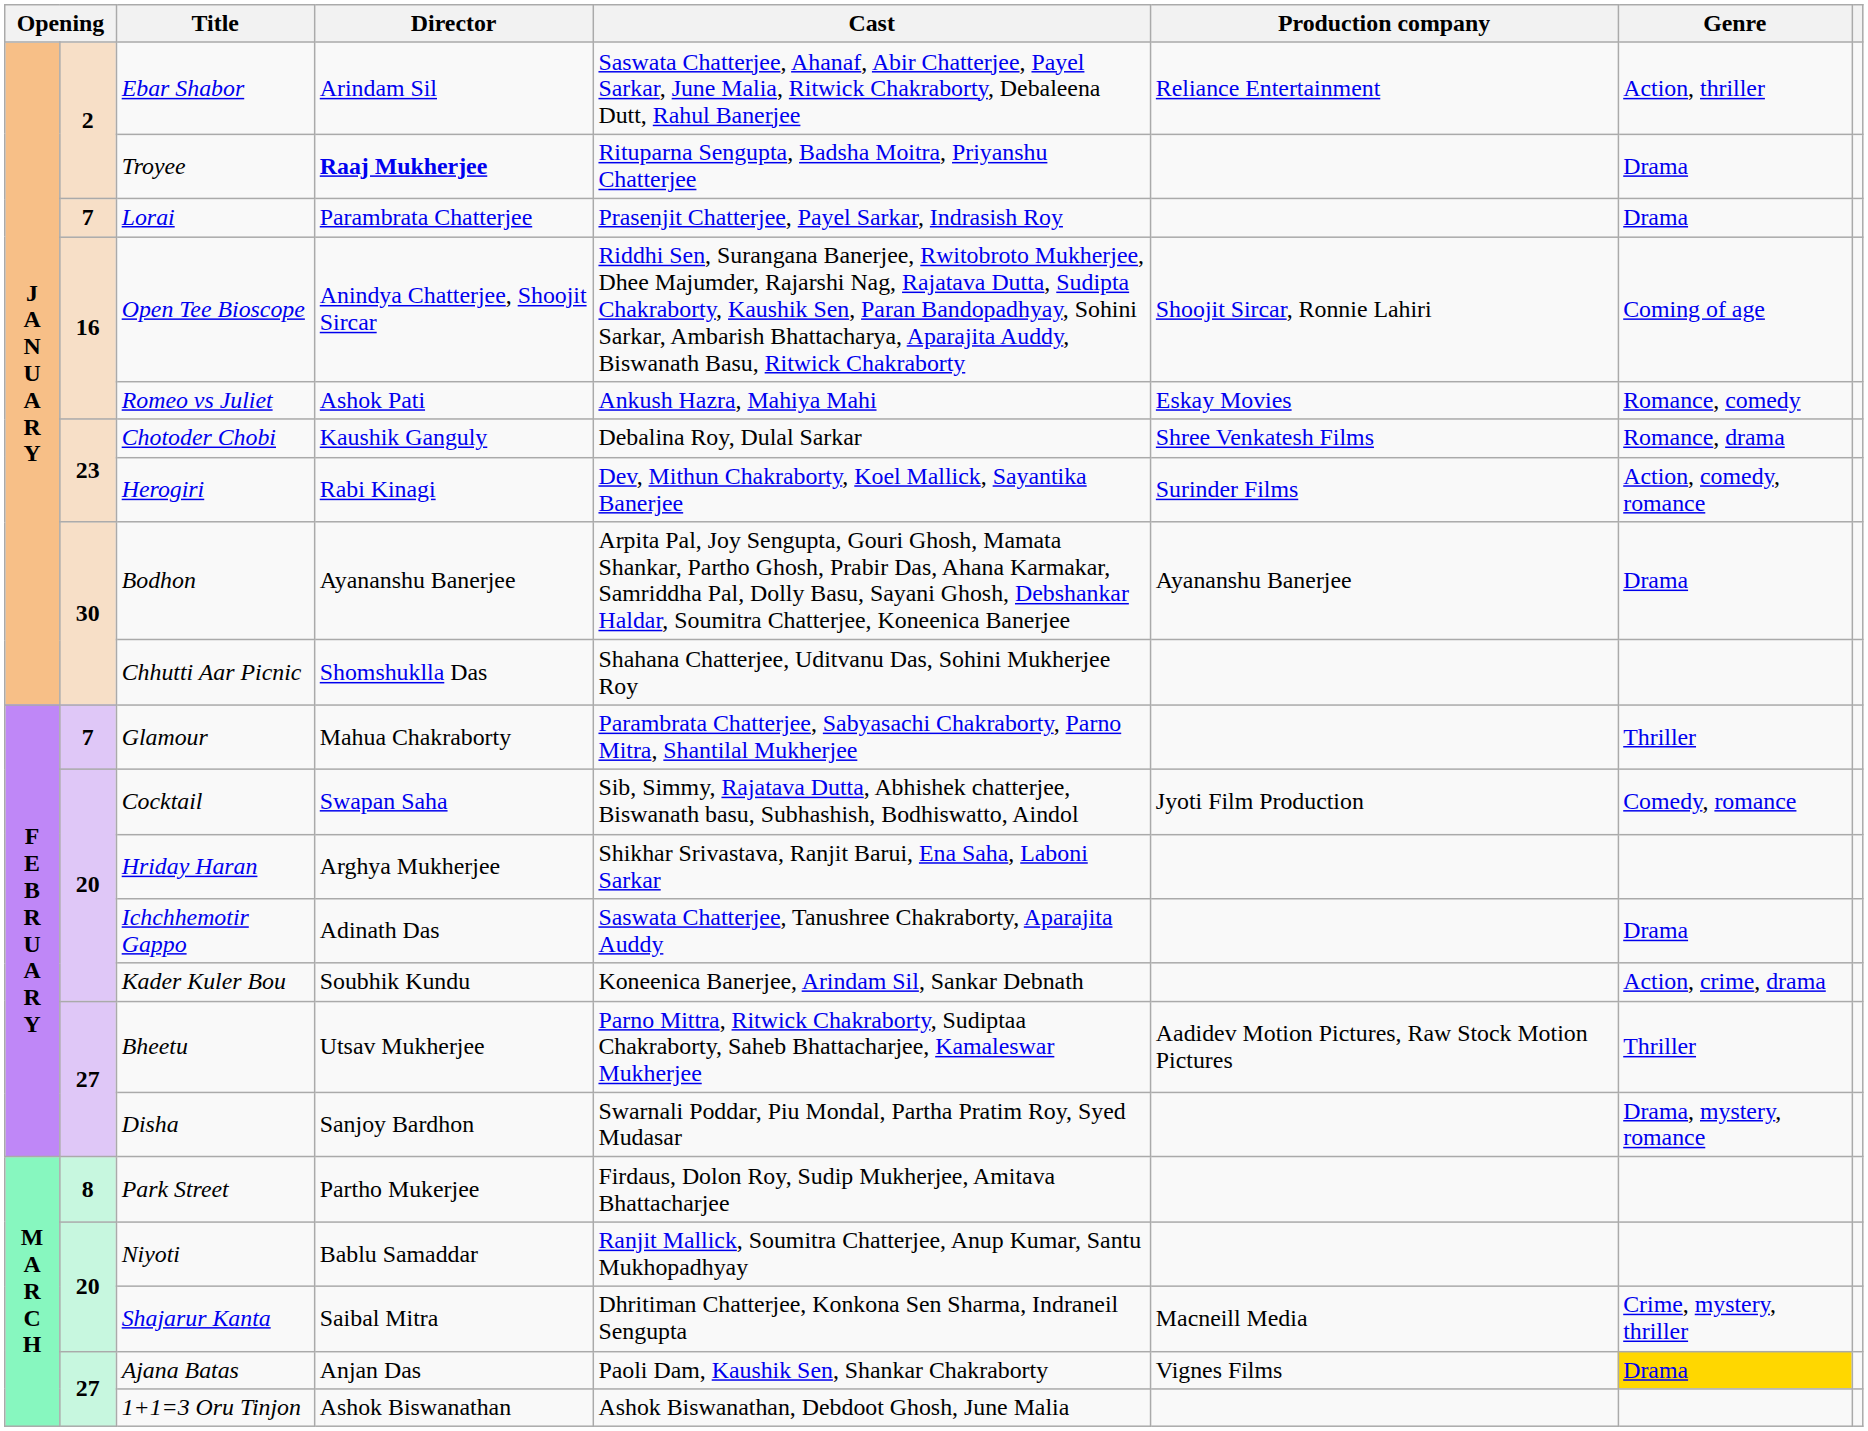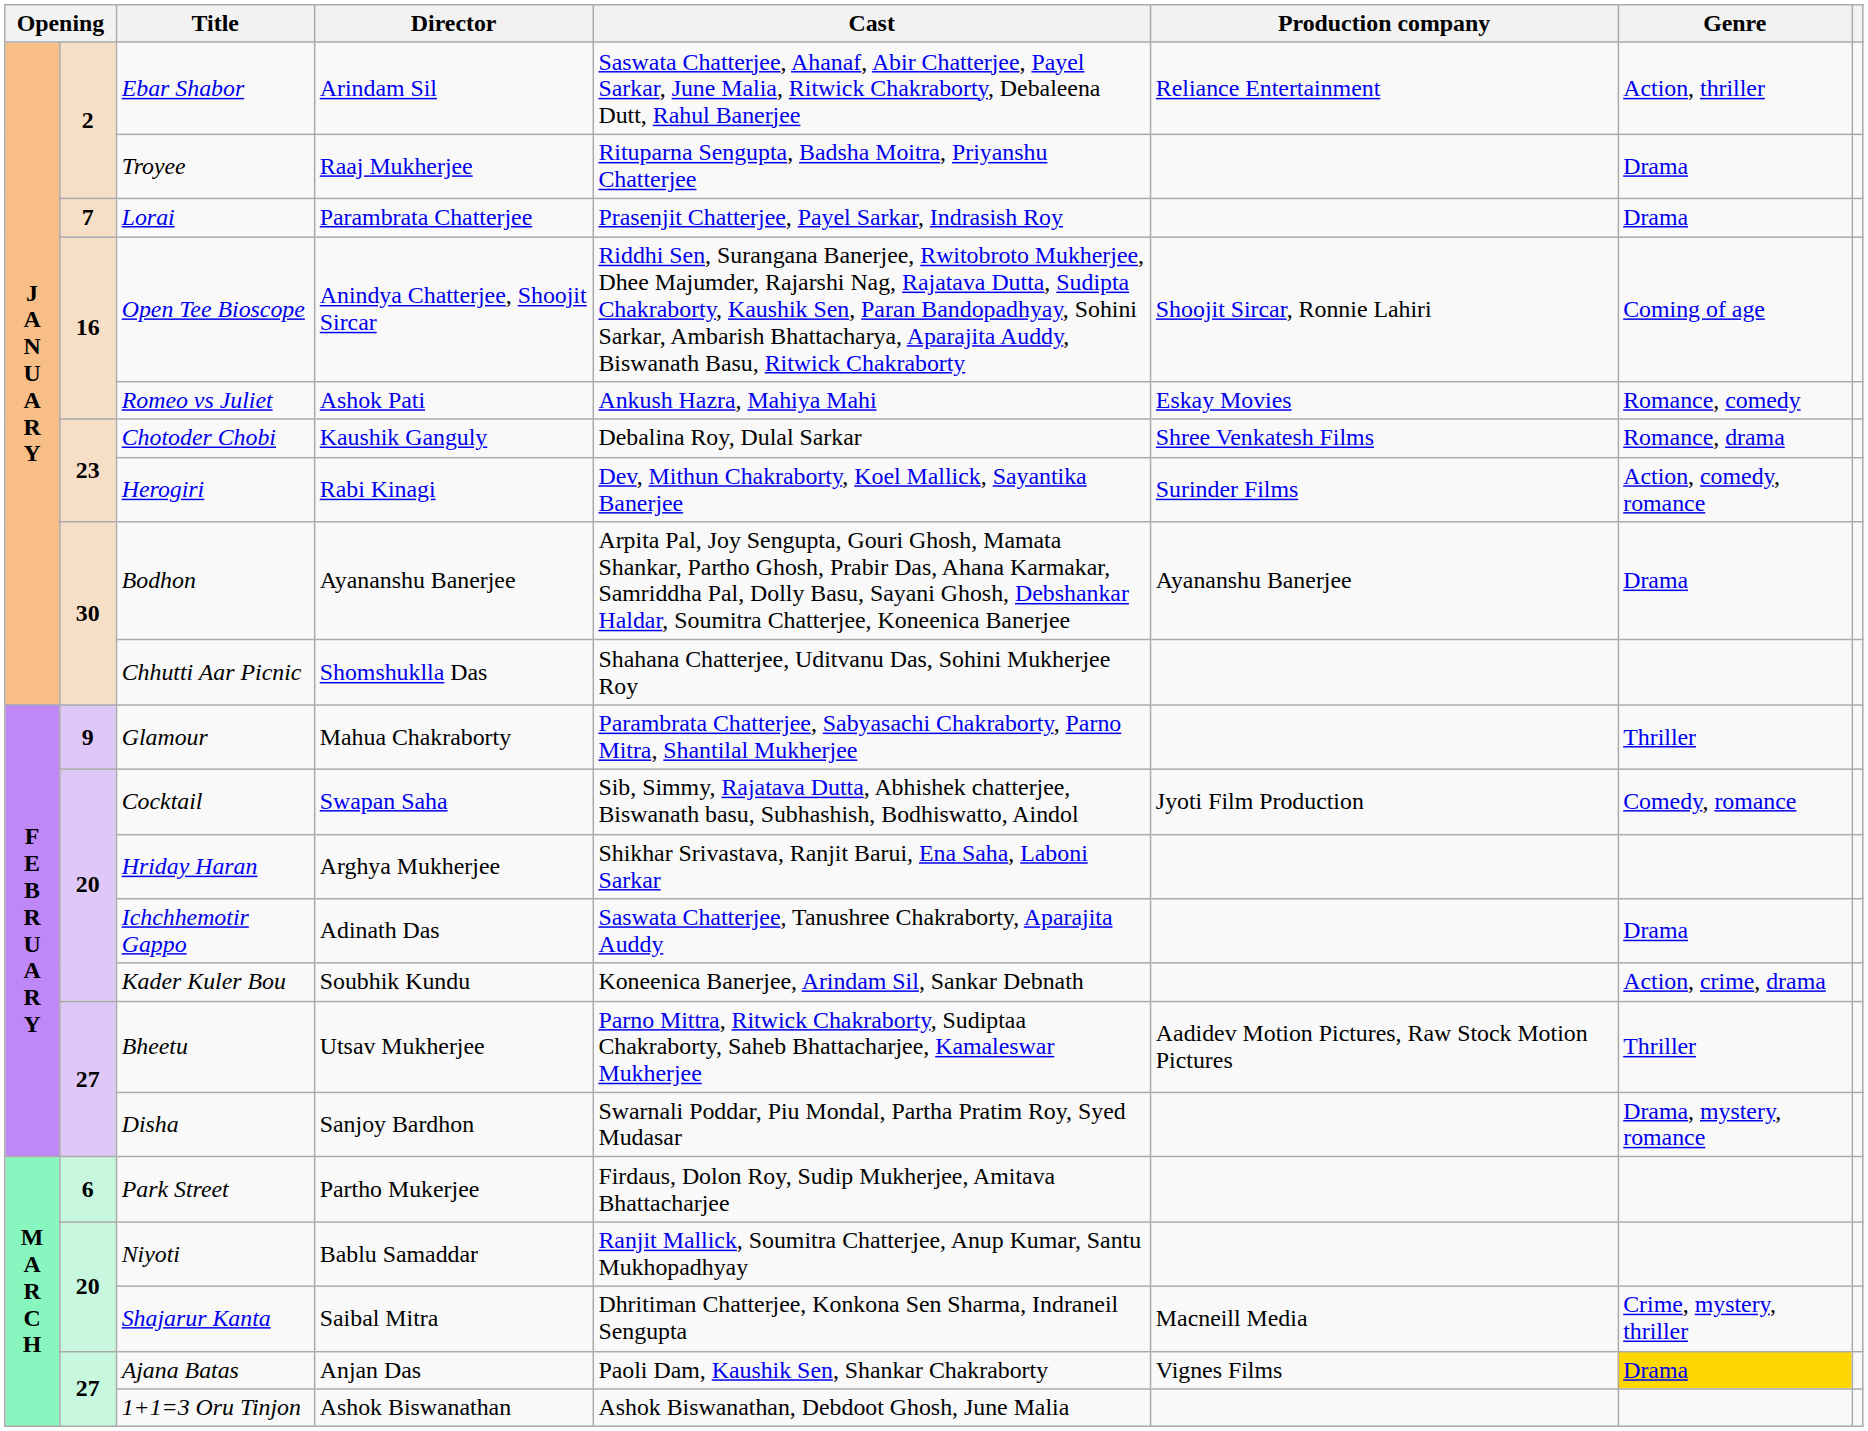(404, 166) bold -> (396, 166) normal
(88, 736) 7 -> (88, 736) 9
(88, 1189) 8 -> (88, 1189) 6
